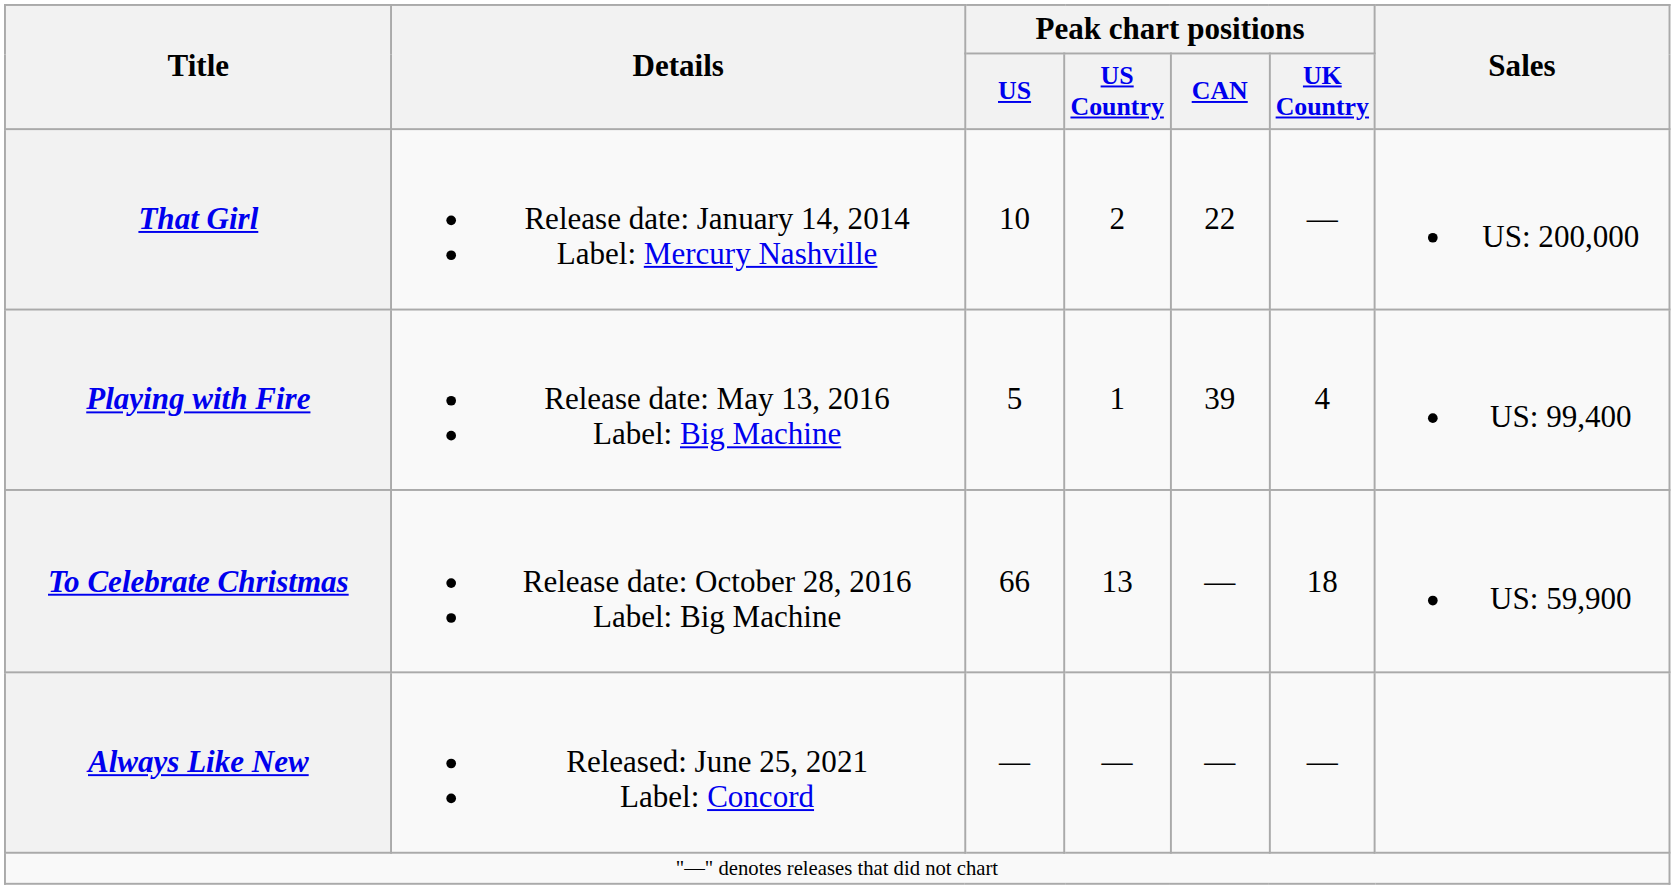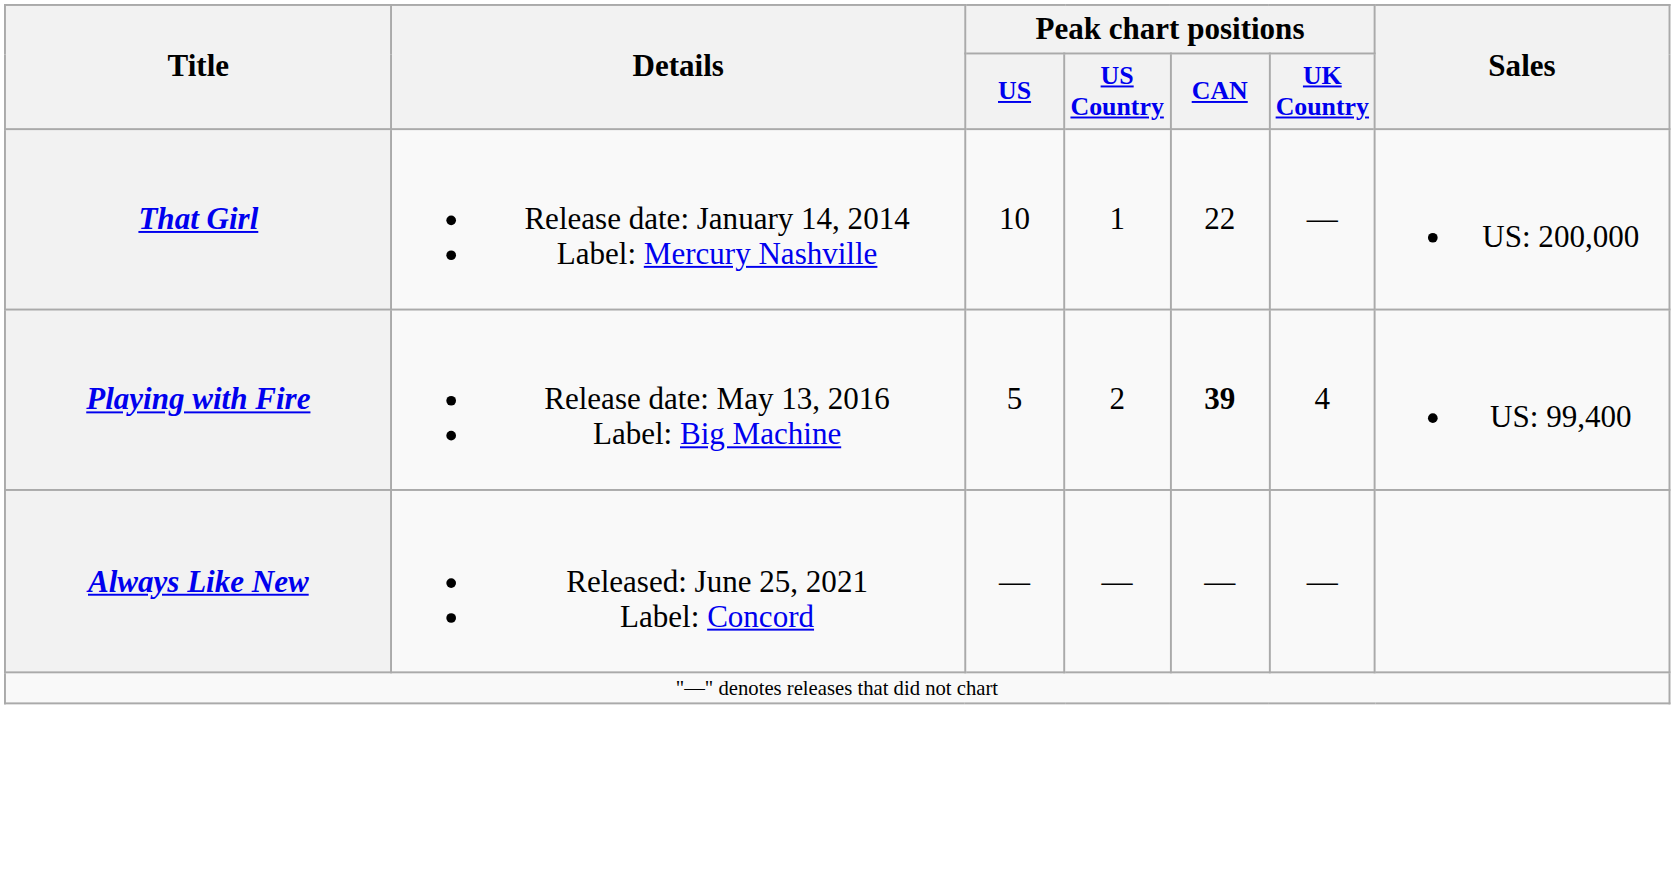(1117, 218) 2 -> (1117, 218) 1
(1117, 399) 1 -> (1117, 399) 2
(1220, 399) normal -> (1220, 399) bold
- row: (198, 580)
